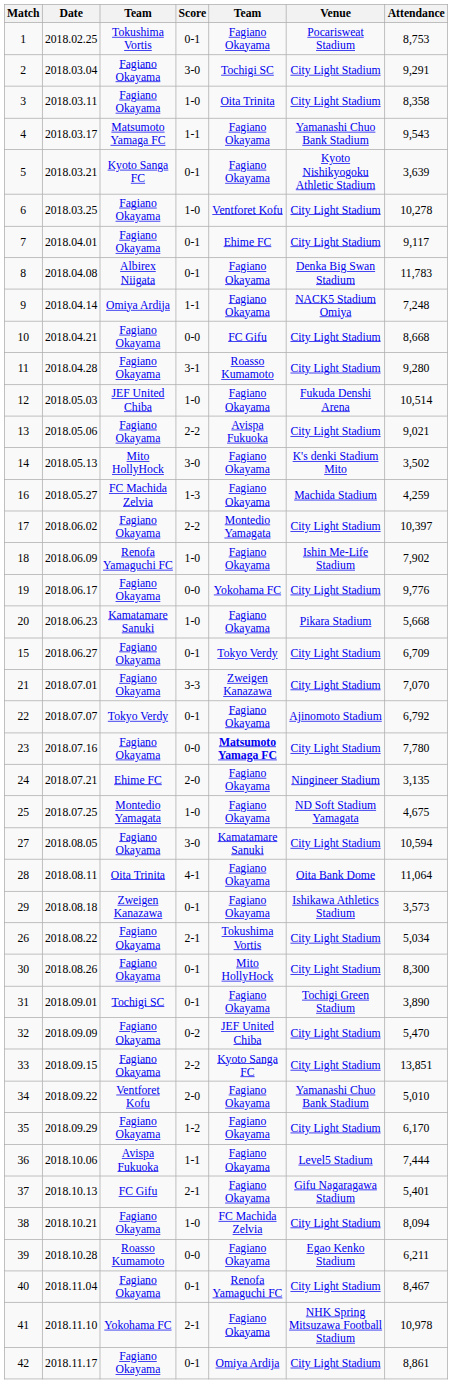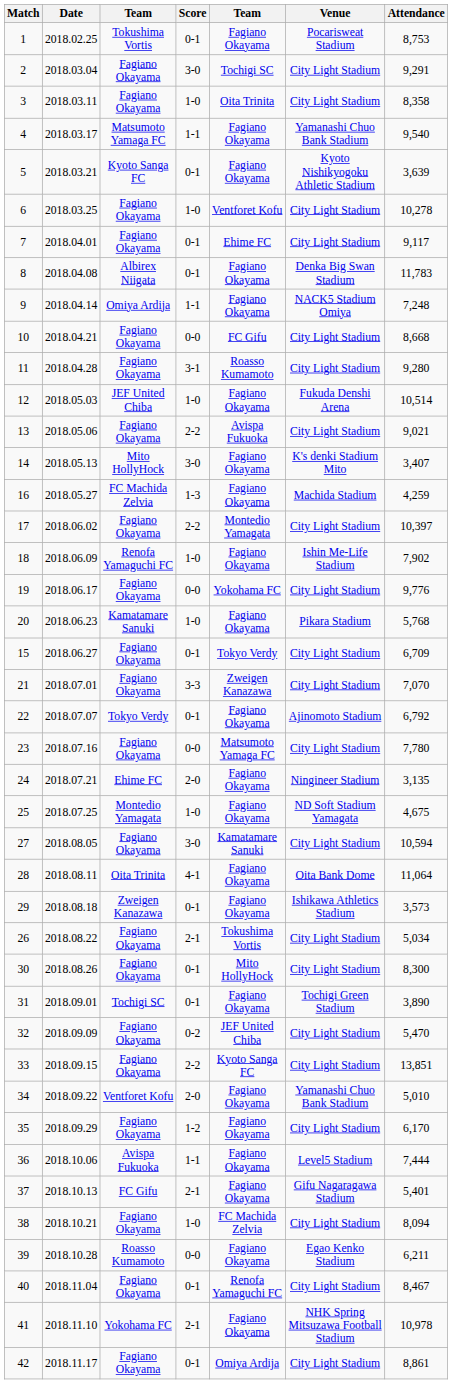(416, 133) 9,543 -> (416, 133) 9,540
(416, 463) 3,502 -> (416, 463) 3,407
(416, 621) 5,668 -> (416, 621) 5,768
(247, 748) bold -> (247, 748) normal
